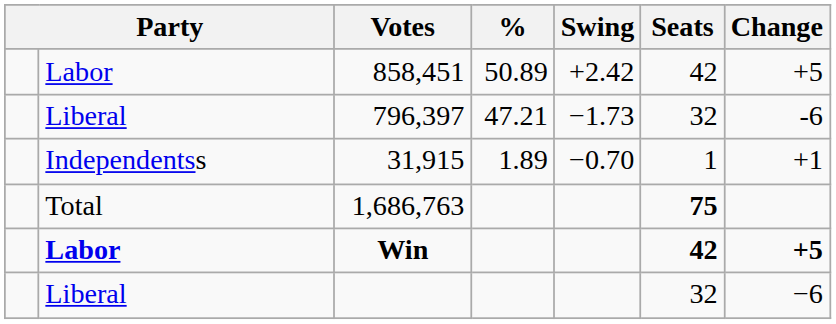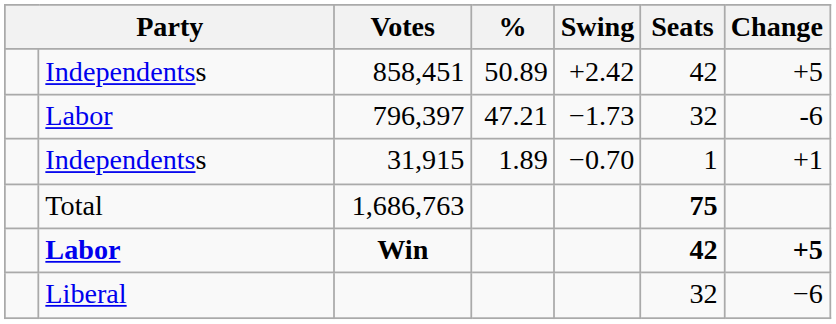(79, 71) Labor -> (126, 71) Independentss
(86, 116) Liberal -> (79, 116) Labor
